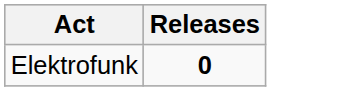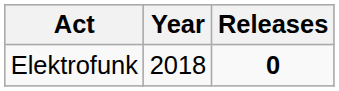+ column: (178, 24)
